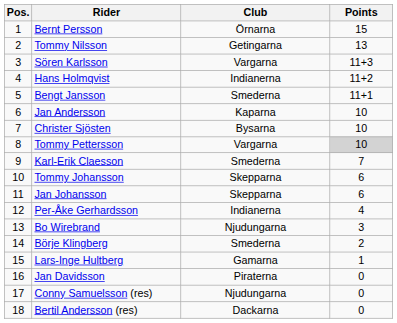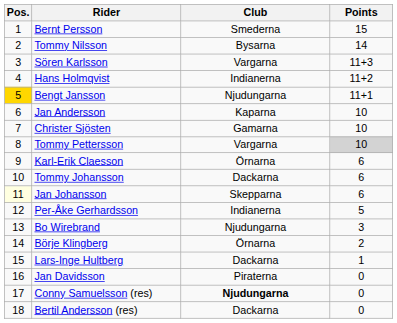(255, 29) Örnarna -> (255, 29) Smederna
(255, 46) Getingarna -> (255, 46) Bysarna
(361, 46) 13 -> (361, 46) 14
(18, 95) no background -> (18, 95) gold background
(255, 95) Smederna -> (255, 95) Njudungarna
(255, 128) Bysarna -> (255, 128) Gamarna
(255, 161) Smederna -> (255, 161) Örnarna
(361, 161) 7 -> (361, 161) 6
(255, 178) Skepparna -> (255, 178) Dackarna
(18, 194) no background -> (18, 194) lightyellow background
(361, 211) 4 -> (361, 211) 5
(255, 244) Smederna -> (255, 244) Örnarna
(255, 260) Gamarna -> (255, 260) Dackarna
(255, 293) normal -> (255, 293) bold
